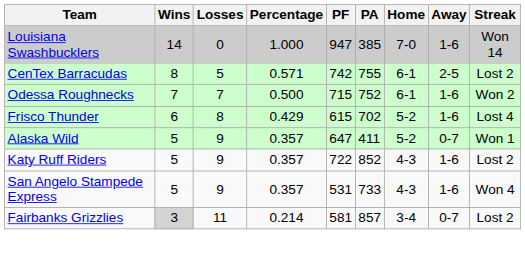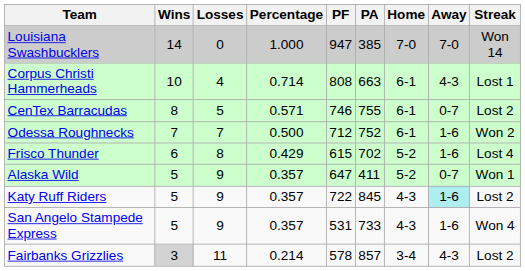(449, 44) 1-6 -> (449, 44) 7-0
+ row: (52, 81)
(341, 73) 742 -> (341, 110) 746
(449, 73) 2-5 -> (449, 110) 0-7
(341, 95) 715 -> (341, 132) 712
(370, 159) 852 -> (370, 196) 845
(449, 159) no background -> (449, 196) paleturquoise background
(341, 218) 581 -> (341, 255) 578
(449, 218) 0-7 -> (449, 255) 4-3
